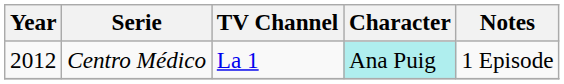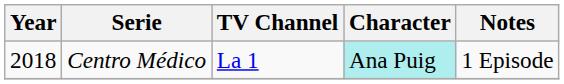(33, 59) 2012 -> (33, 59) 2018
